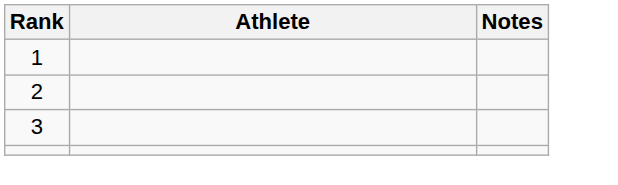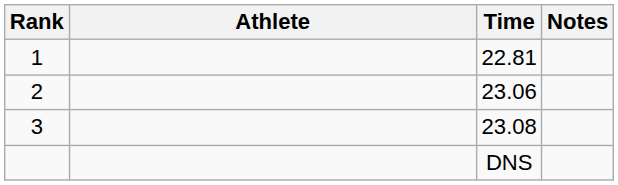+ column: (509, 22)
